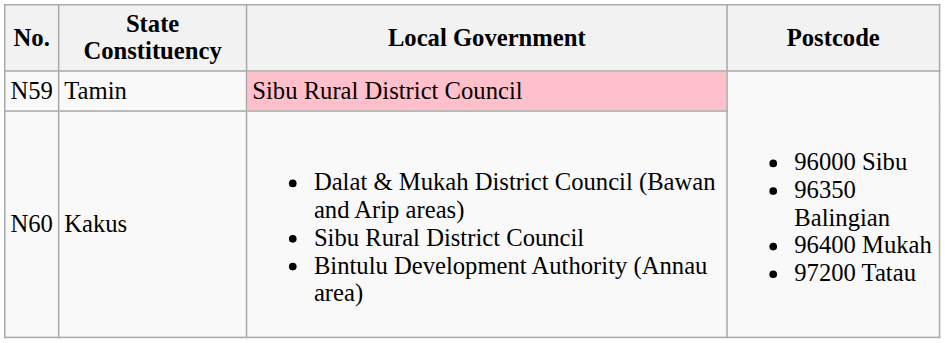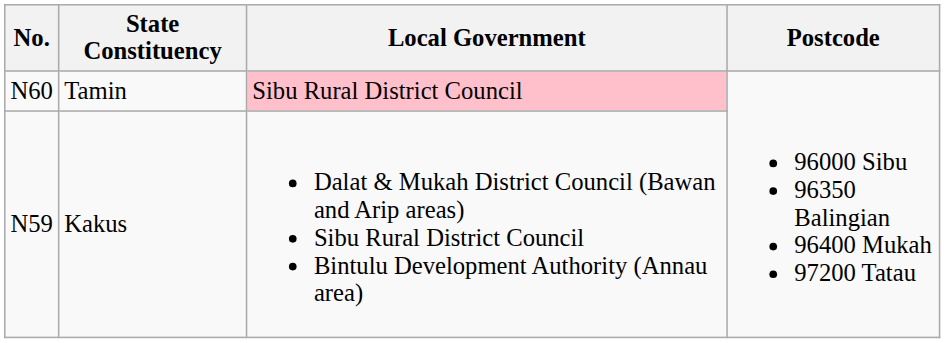(32, 90) N59 -> (32, 90) N60
(32, 223) N60 -> (32, 223) N59
